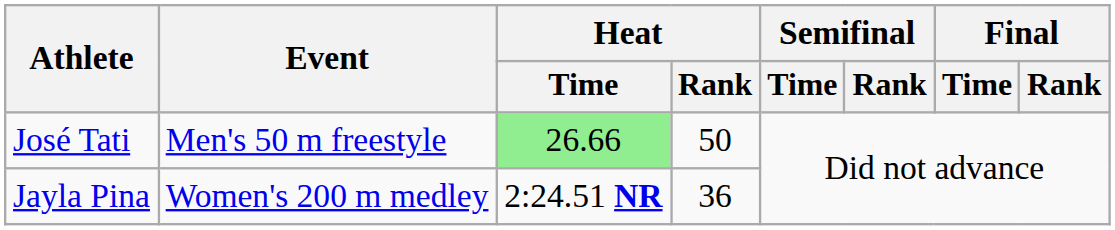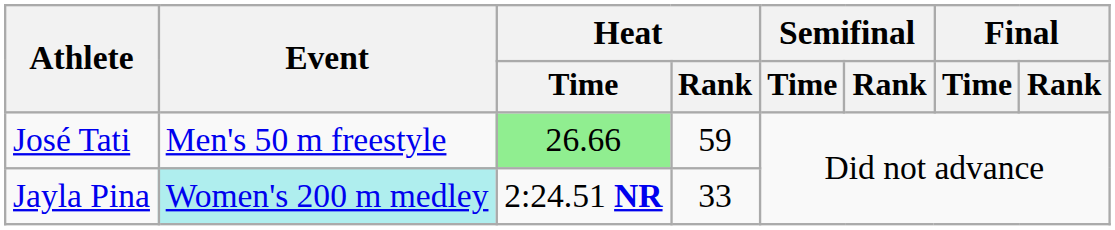(715, 140) 50 -> (715, 140) 59
(327, 195) no background -> (327, 195) paleturquoise background
(715, 195) 36 -> (715, 195) 33
